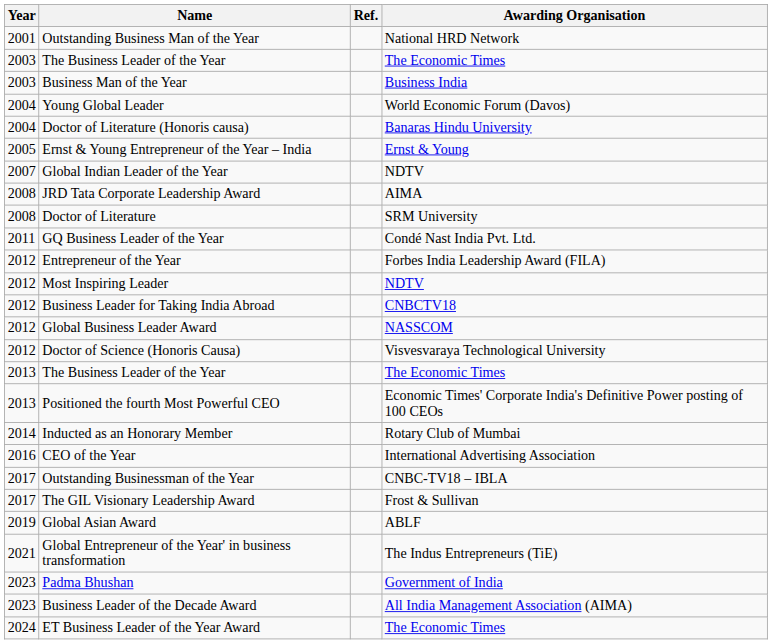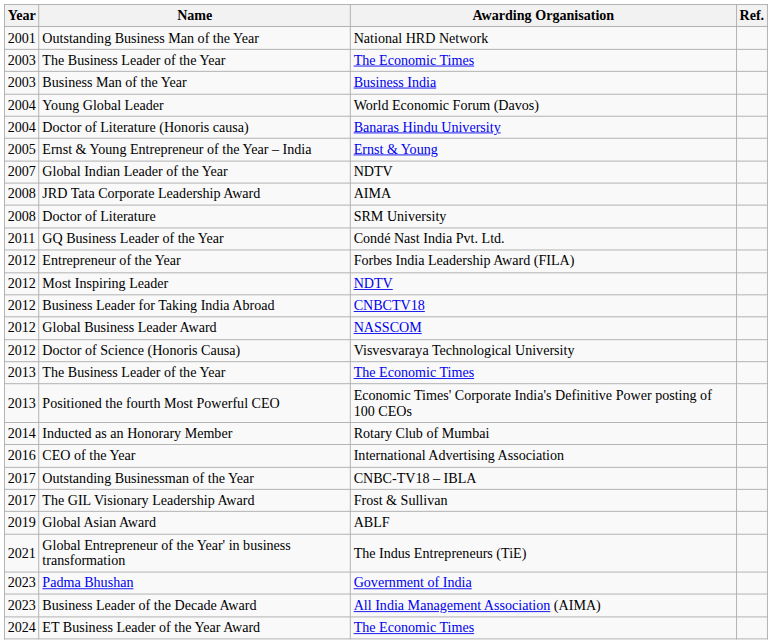columns swapped: (574, 15) <-> (366, 15)
